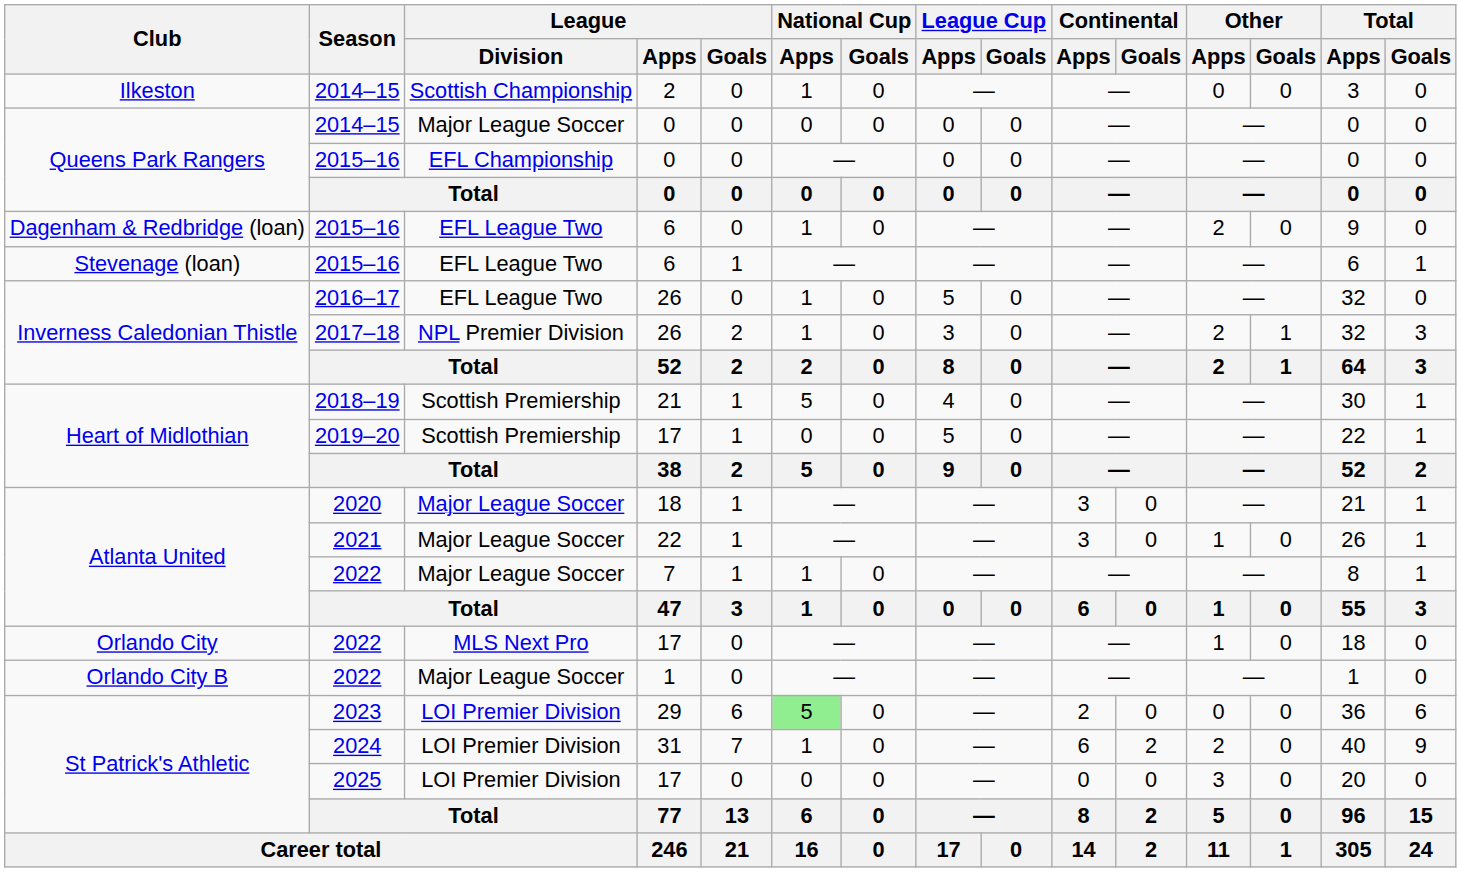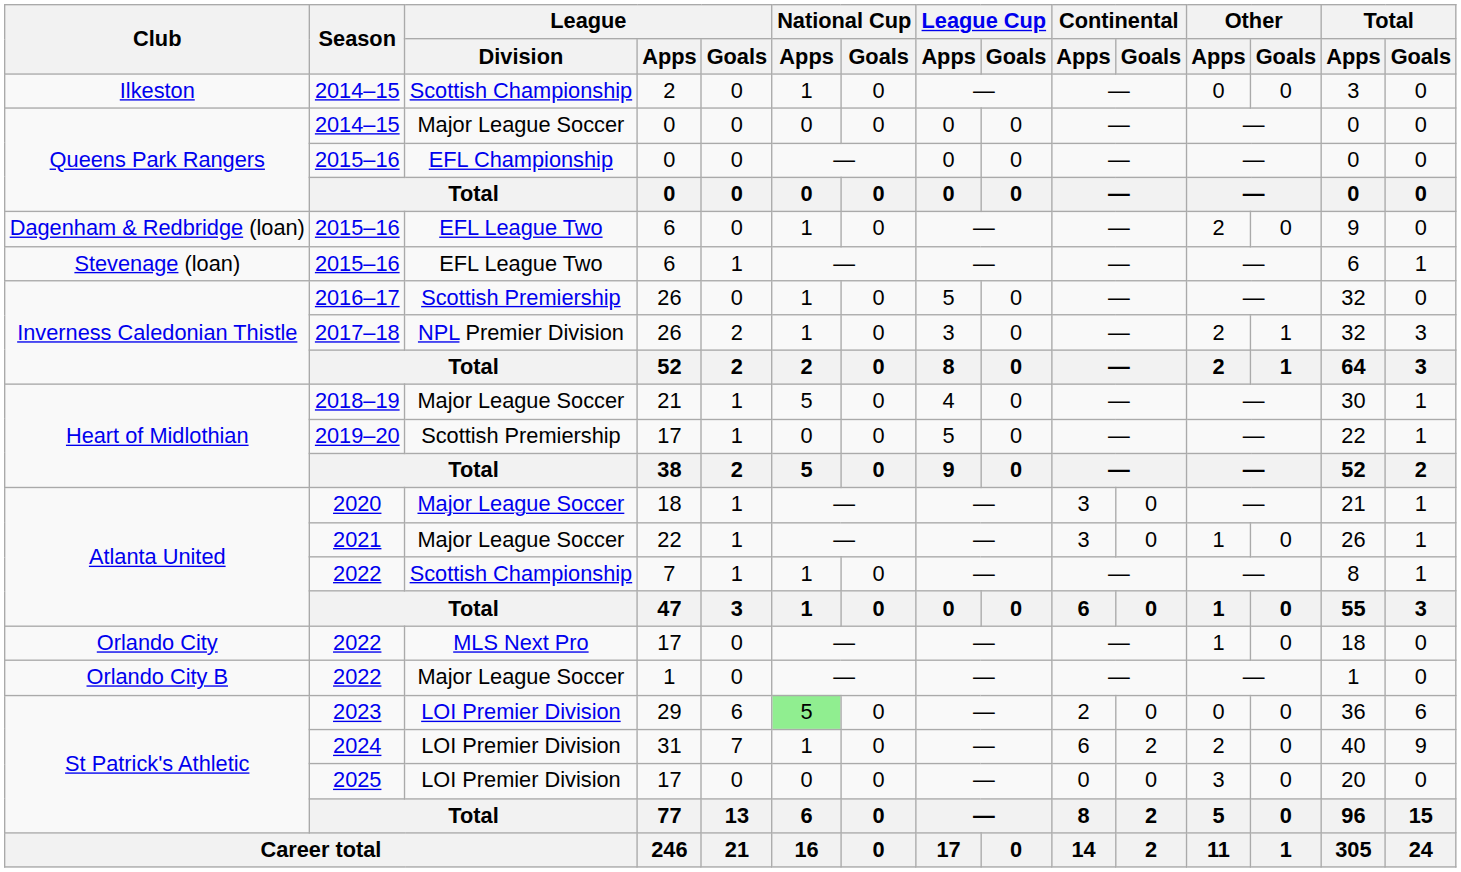(521, 297) EFL League Two -> (521, 297) Scottish Premiership
(521, 401) Scottish Premiership -> (521, 401) Major League Soccer
(521, 573) Major League Soccer -> (521, 573) Scottish Championship
